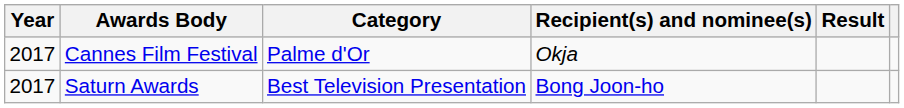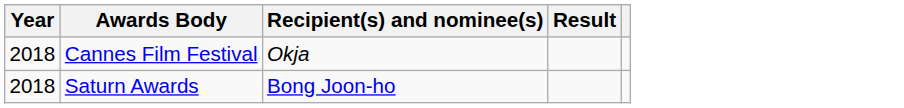- column: (396, 20)
(32, 53) 2017 -> (32, 53) 2018
(32, 86) 2017 -> (32, 86) 2018
